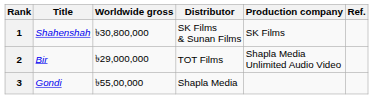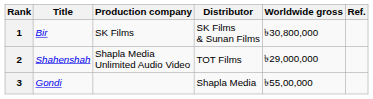columns swapped: (294, 12) <-> (134, 12)
(63, 33) Shahenshah -> (42, 33) Bir
(42, 59) Bir -> (63, 59) Shahenshah
